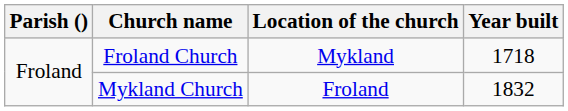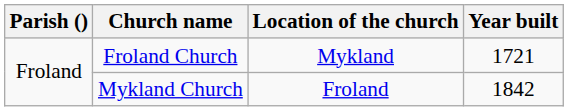(513, 55) 1718 -> (513, 55) 1721
(513, 88) 1832 -> (513, 88) 1842
